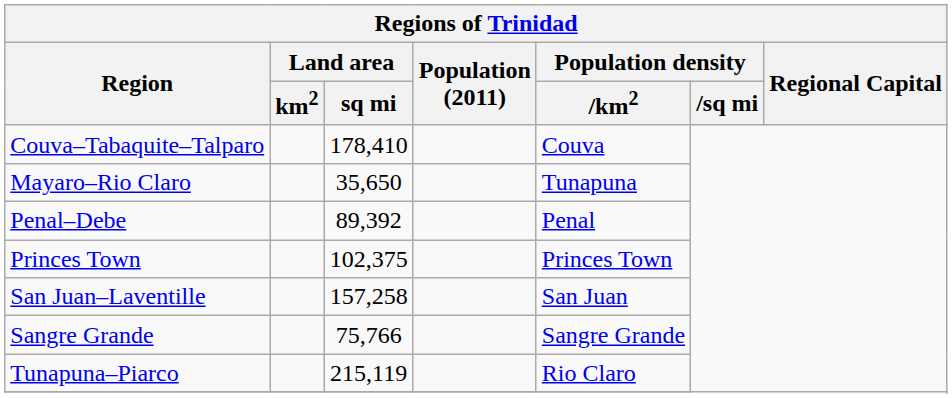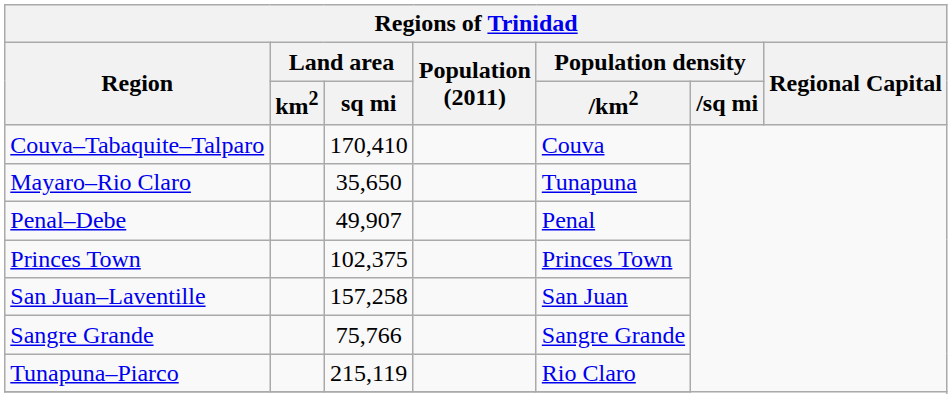(369, 144) 178,410 -> (369, 144) 170,410
(369, 220) 89,392 -> (369, 220) 49,907
